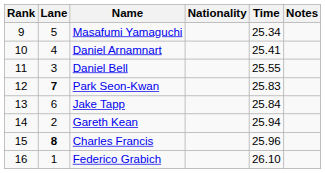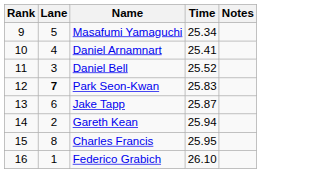- column: (217, 13)
(266, 68) 25.55 -> (202, 68) 25.52
(266, 104) 25.84 -> (202, 104) 25.87
(54, 141) bold -> (54, 141) normal
(266, 141) 25.96 -> (202, 141) 25.95
